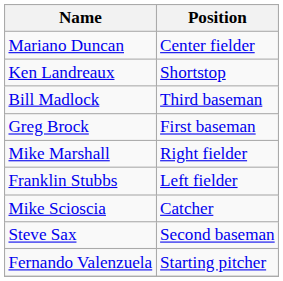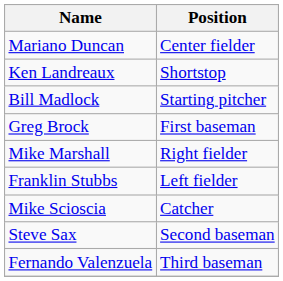(211, 99) Third baseman -> (213, 99) Starting pitcher
(213, 262) Starting pitcher -> (211, 262) Third baseman
